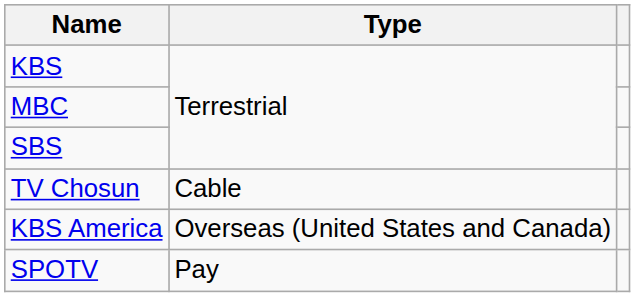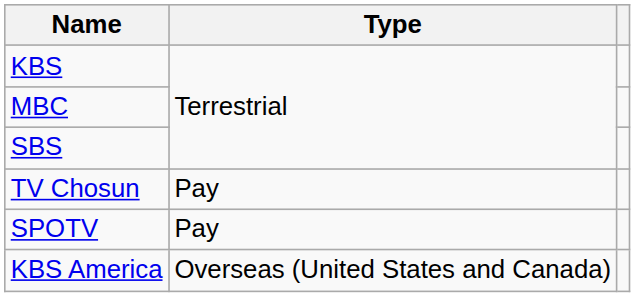(208, 188) Cable -> (197, 188) Pay
rows swapped: (54, 270) <-> (87, 229)
